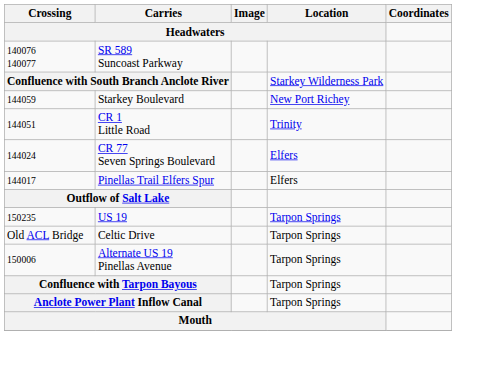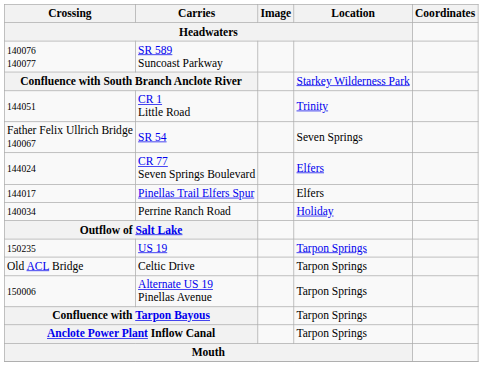- row: (21, 100)
+ row: (70, 137)
+ row: (21, 212)
